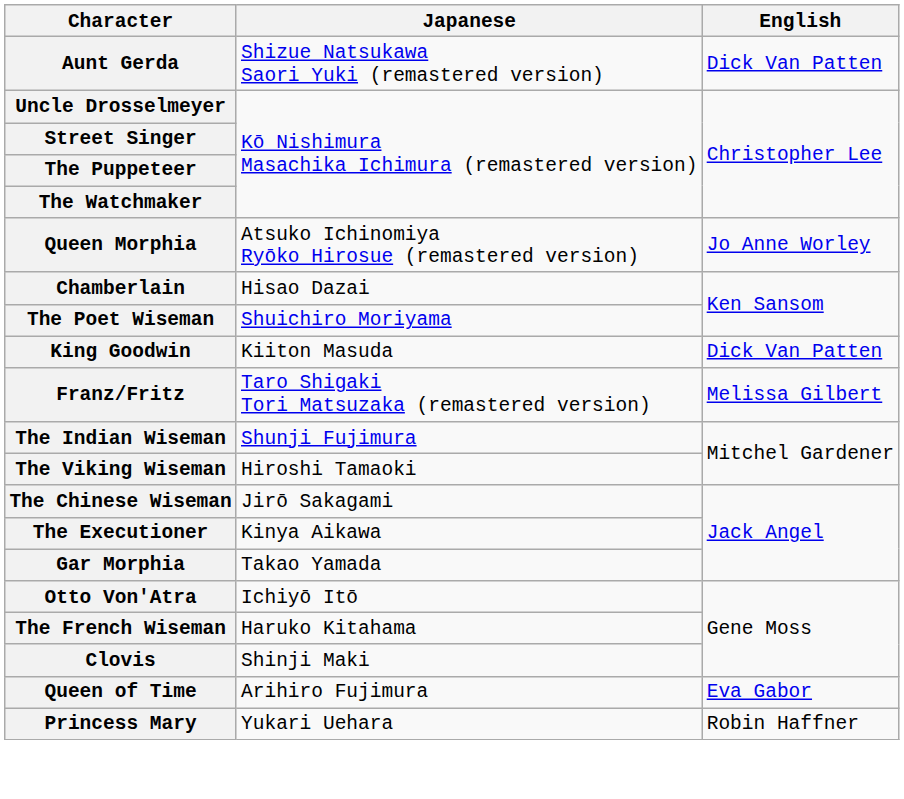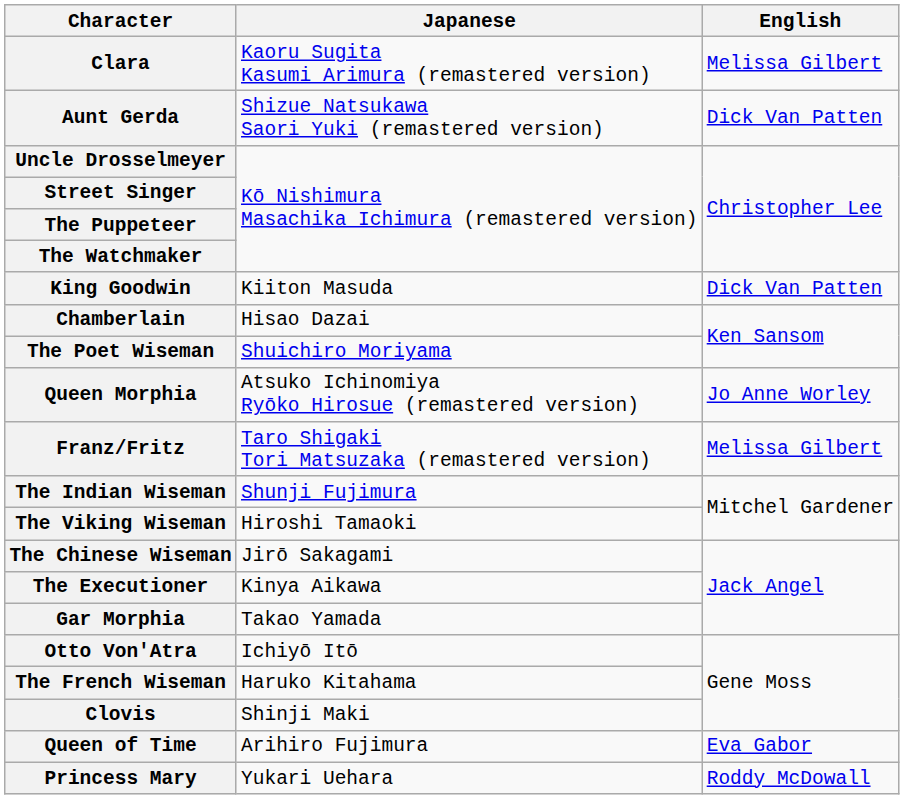+ row: (121, 64)
rows swapped: (121, 245) <-> (121, 352)
(783, 724) Robin Haffner -> (789, 778) Roddy McDowall
